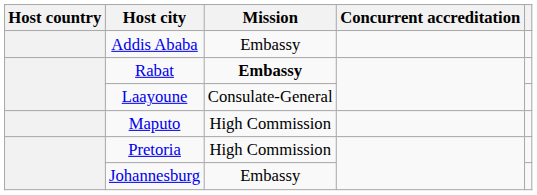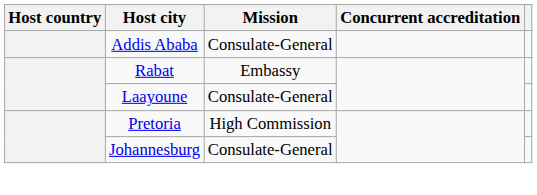(270, 44) Embassy -> (270, 44) Consulate-General
(270, 70) bold -> (270, 70) normal
- row: (155, 123)
(270, 176) Embassy -> (270, 149) Consulate-General
